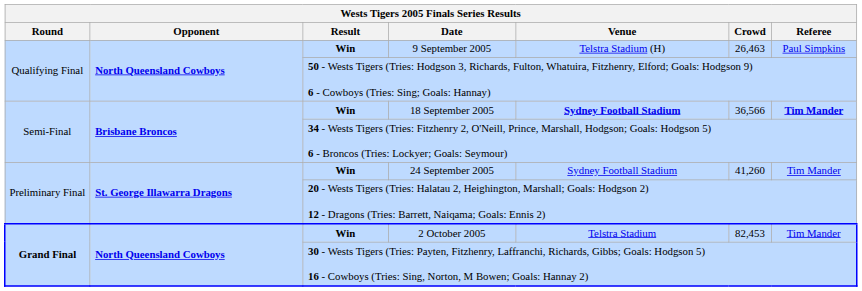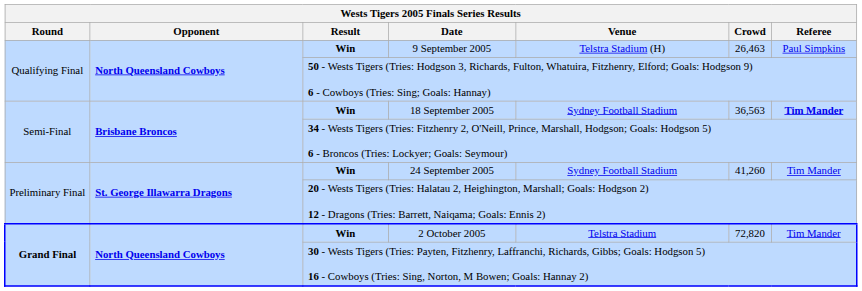(622, 110) bold -> (622, 110) normal
(750, 110) 36,566 -> (750, 110) 36,563
(750, 233) 82,453 -> (750, 233) 72,820
